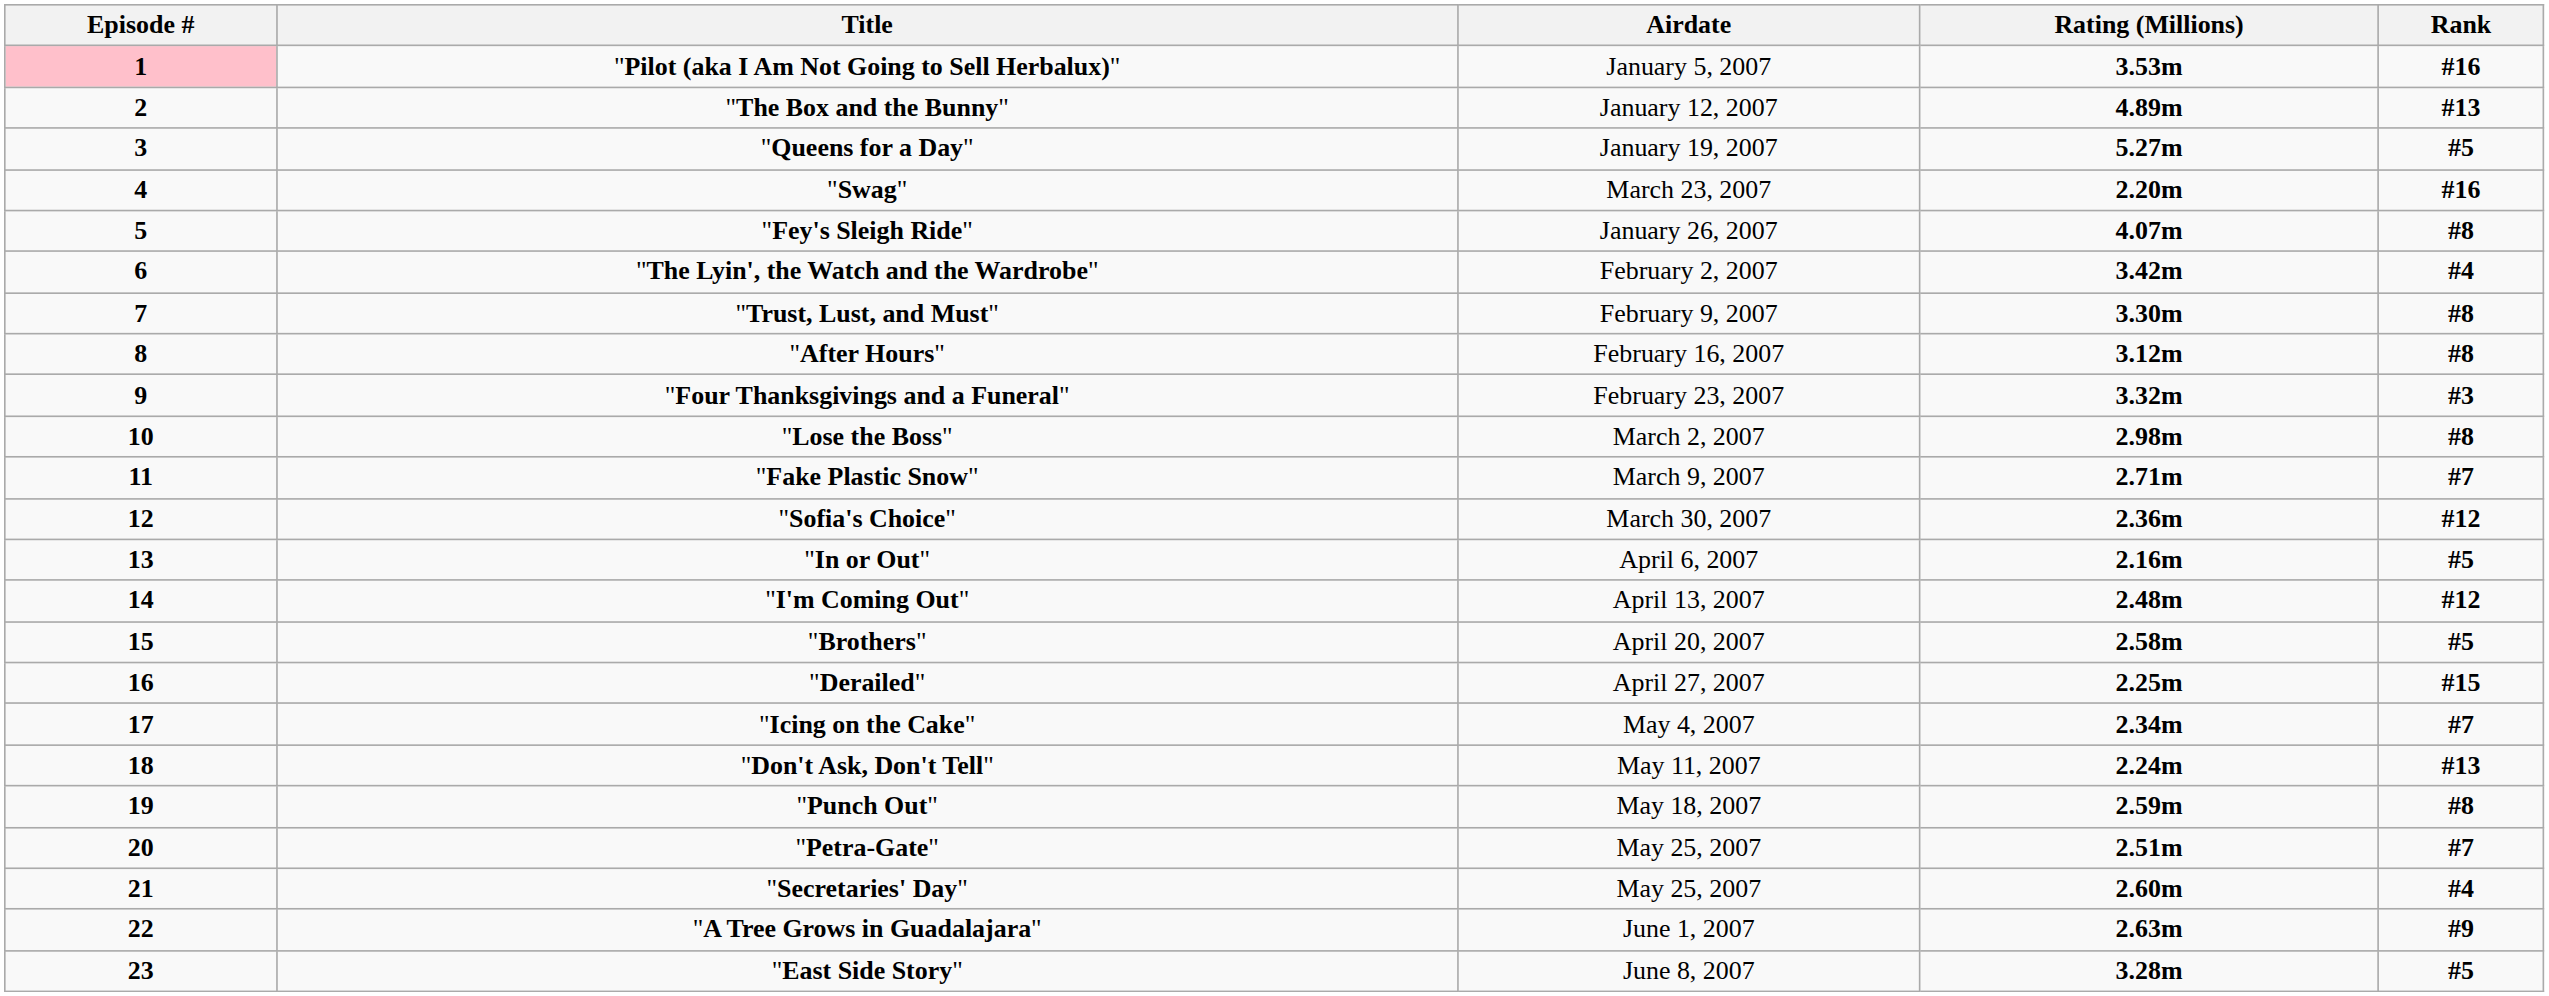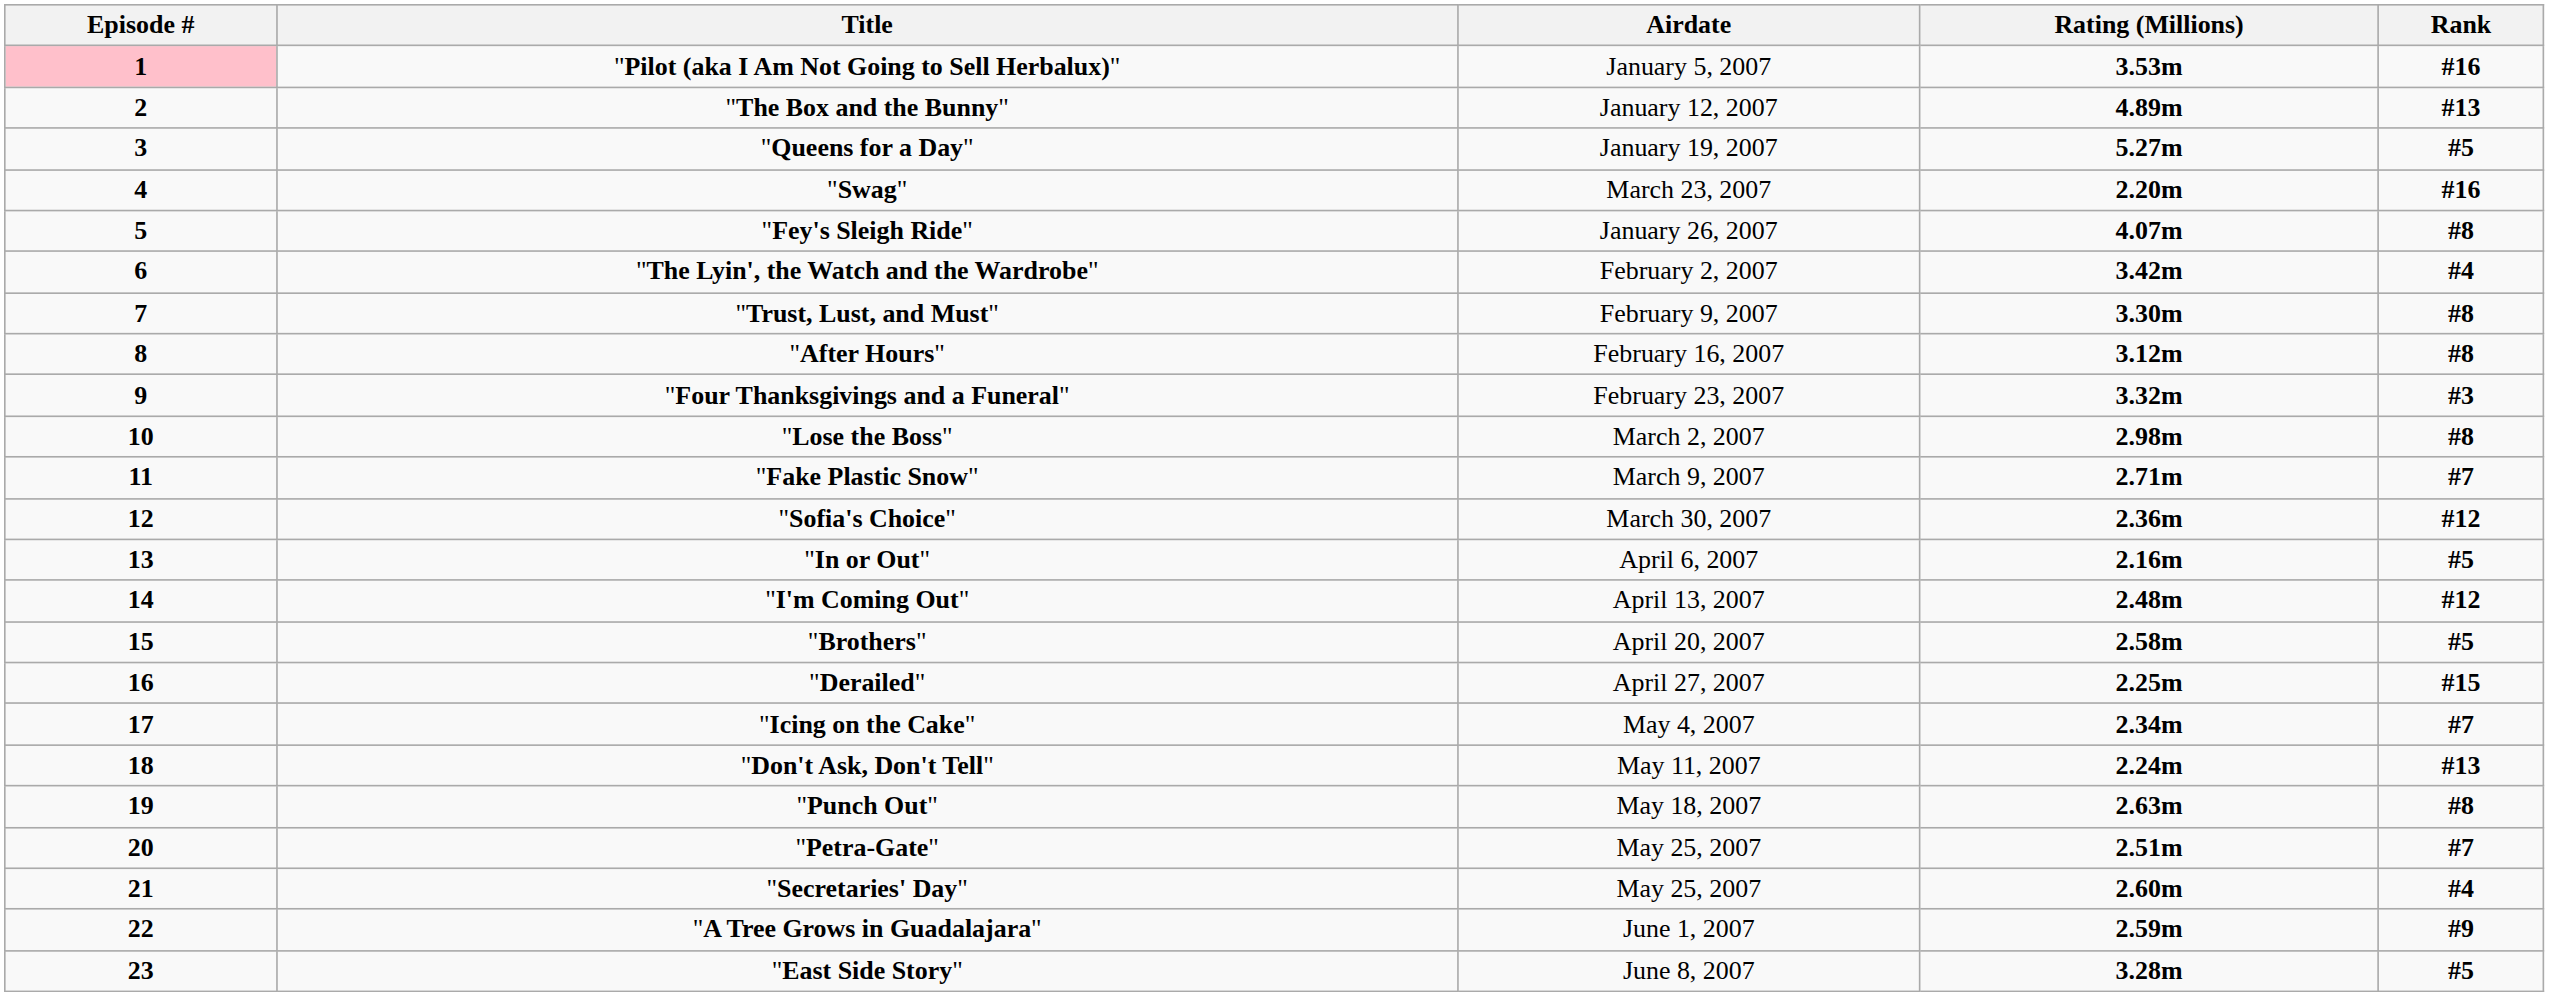(2149, 806) 2.59m -> (2149, 806) 2.63m
(2149, 929) 2.63m -> (2149, 929) 2.59m
